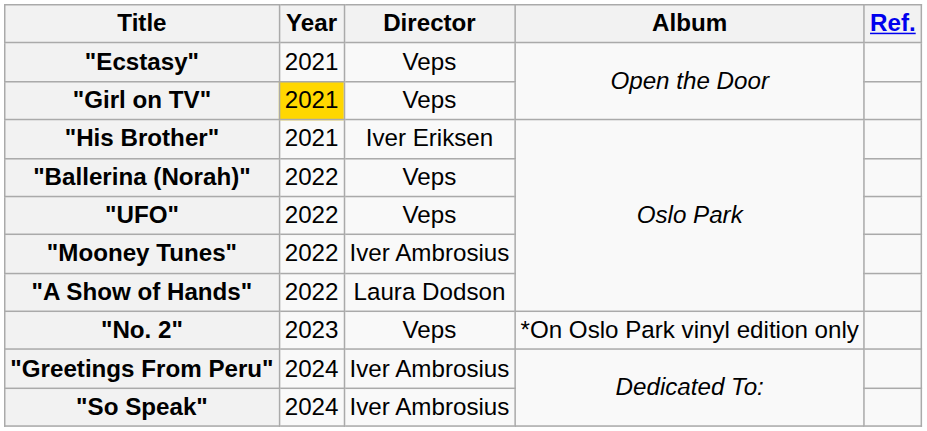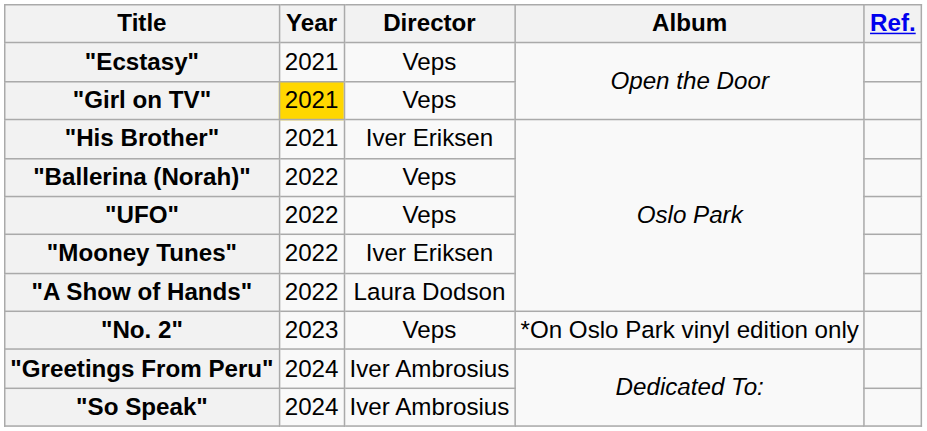(429, 253) Iver Ambrosius -> (429, 253) Iver Eriksen
